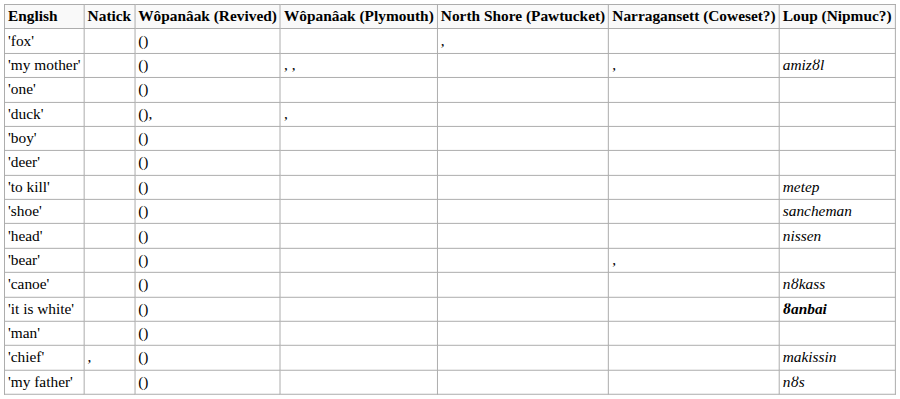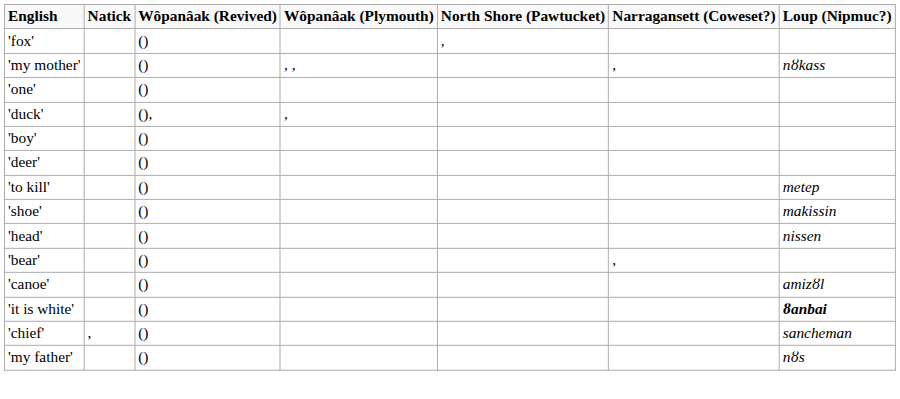(804, 65) amizȣl -> (804, 65) nȣkass
(817, 211) sancheman -> (810, 211) makissin
(804, 284) nȣkass -> (804, 284) amizȣl
- row: (24, 333)
(810, 357) makissin -> (817, 333) sancheman
